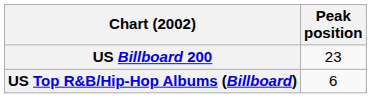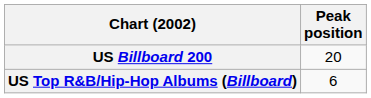(333, 57) 23 -> (333, 57) 20
